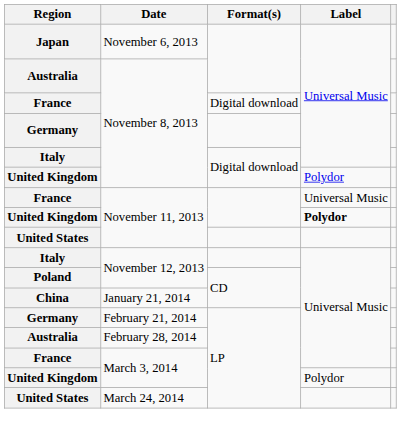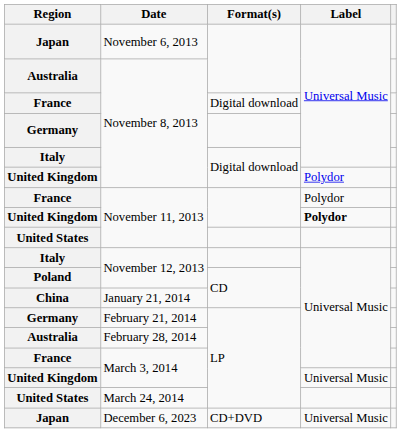(346, 197) Universal Music -> (324, 197) Polydor
(324, 377) Polydor -> (346, 377) Universal Music
+ row: (52, 418)
